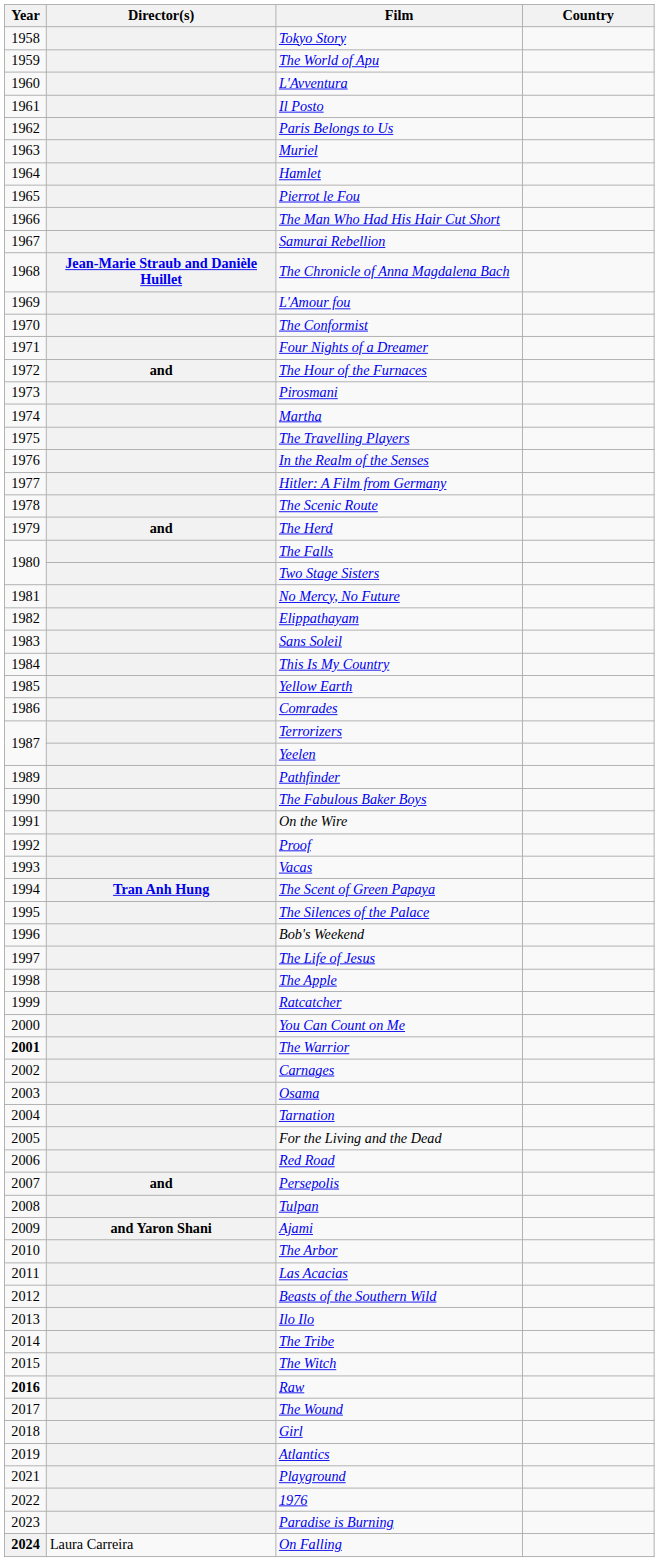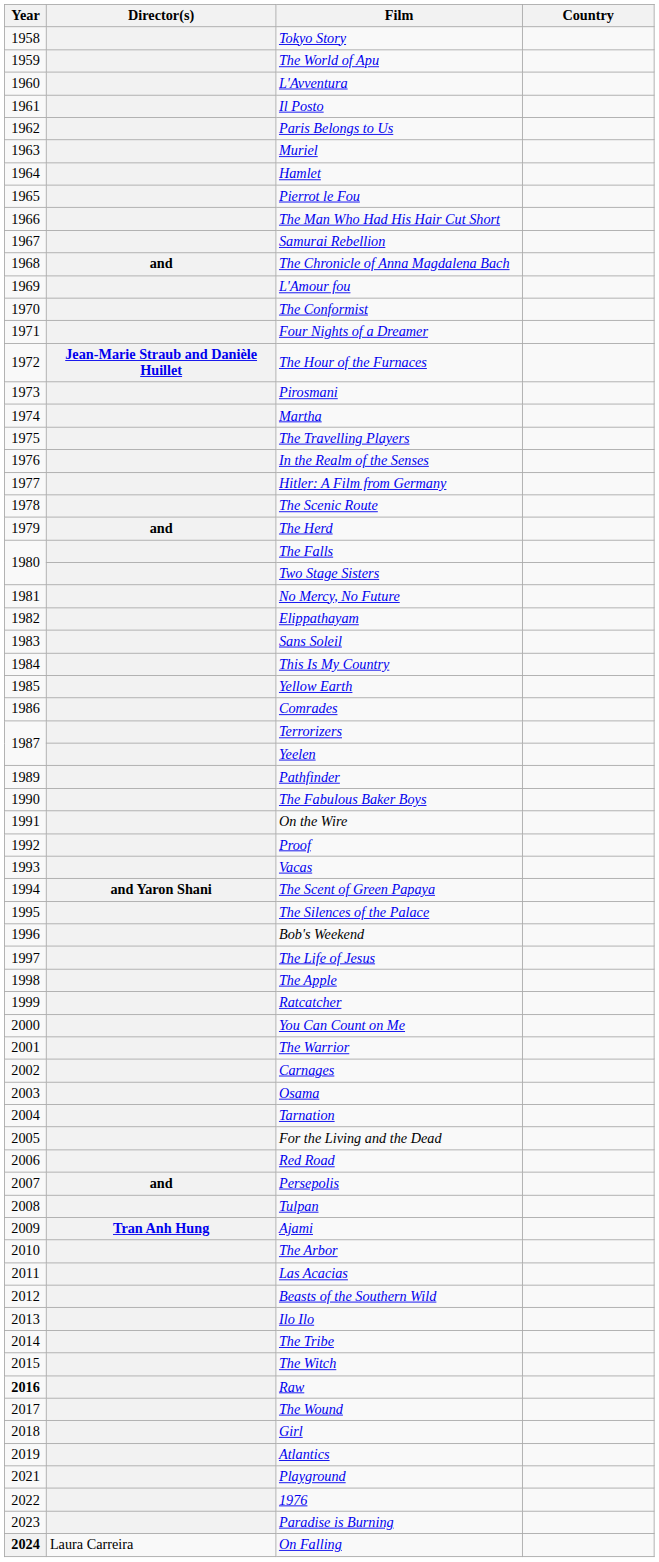(161, 272) Jean-Marie Straub and Danièle Huillet -> (161, 264) and
(161, 370) and -> (161, 362) Jean-Marie Straub and Danièle Huillet
(161, 889) Tran Anh Hung -> (161, 889) and Yaron Shani
(26, 1048) bold -> (26, 1048) normal
(161, 1228) and Yaron Shani -> (161, 1228) Tran Anh Hung
